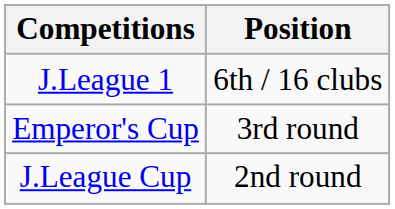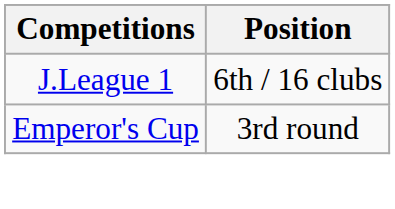- row: (106, 177)
